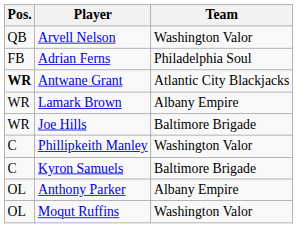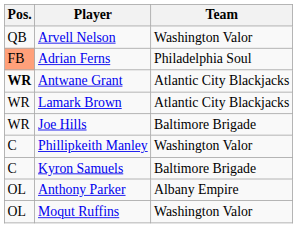(16, 59) no background -> (16, 59) lightsalmon background
(196, 102) Albany Empire -> (222, 102) Atlantic City Blackjacks
